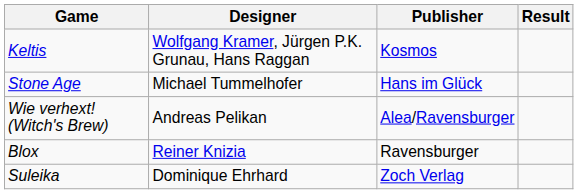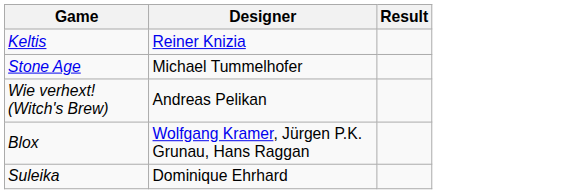- column: (447, 16)
(257, 50) Wolfgang Kramer, Jürgen P.K. Grunau, Hans Raggan -> (199, 41) Reiner Knizia
(199, 151) Reiner Knizia -> (257, 142) Wolfgang Kramer, Jürgen P.K. Grunau, Hans Raggan
